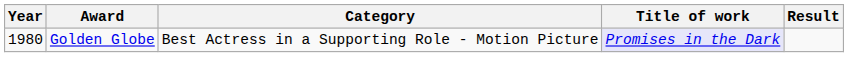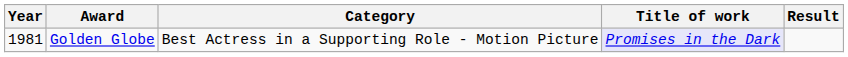(26, 40) 1980 -> (26, 40) 1981
